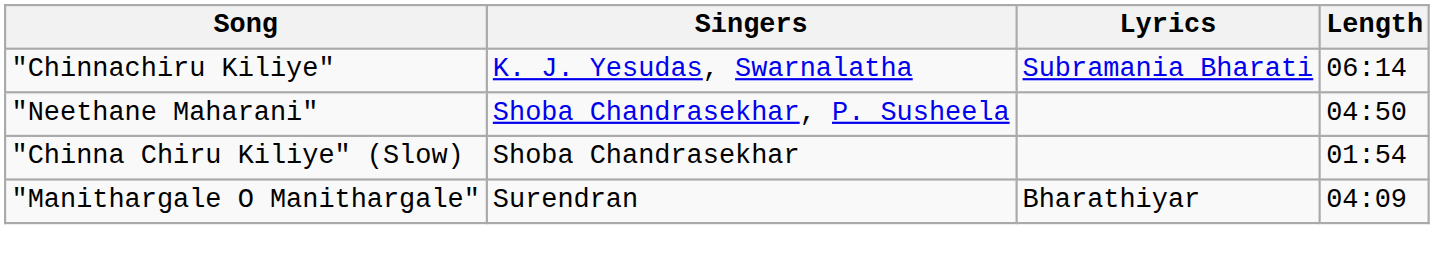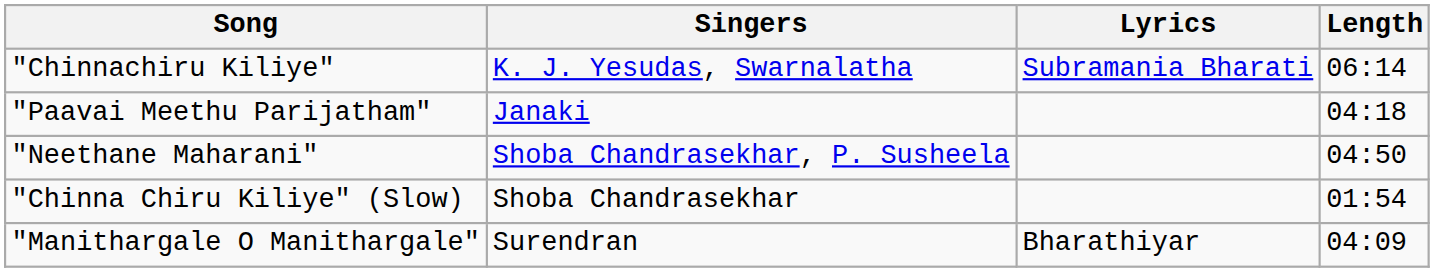+ row: (222, 114)
